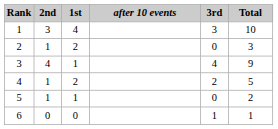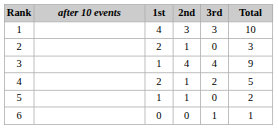columns swapped: (145, 12) <-> (48, 12)
